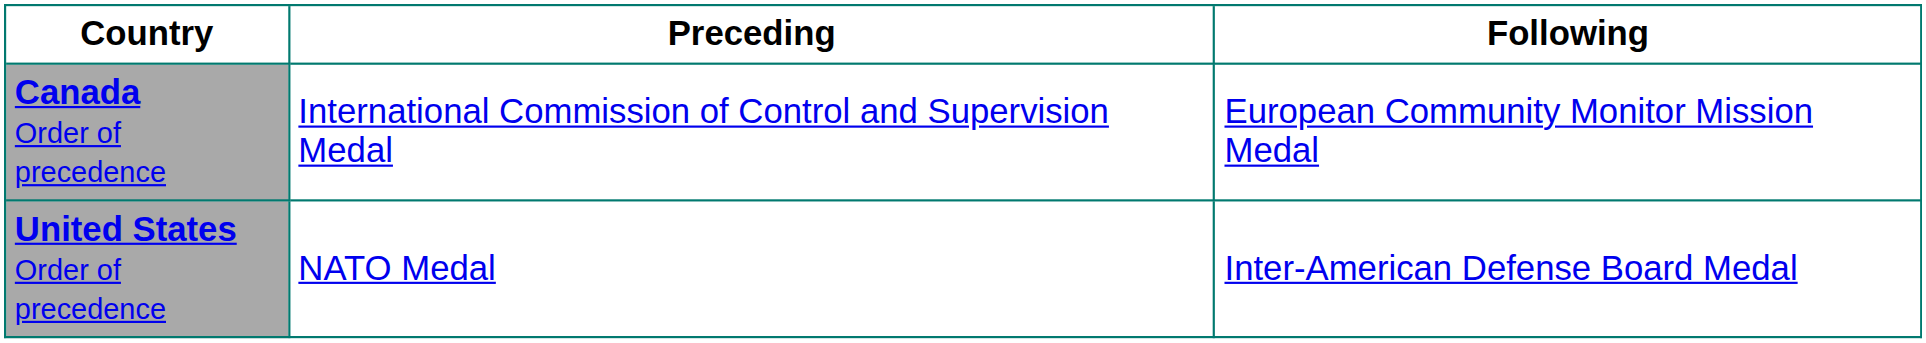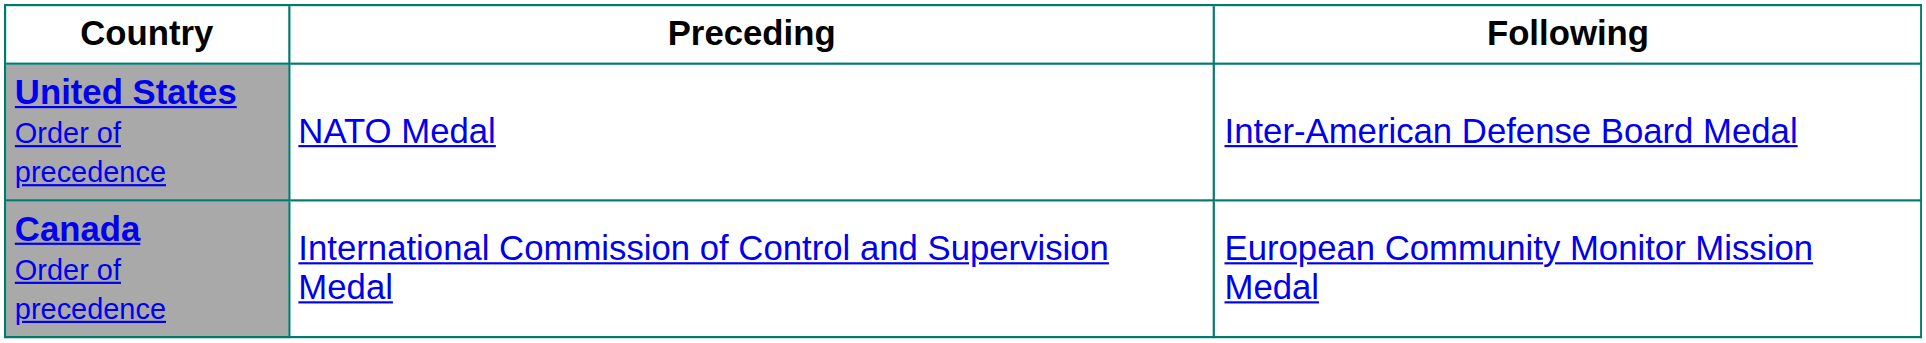rows swapped: (90, 131) <-> (126, 268)
